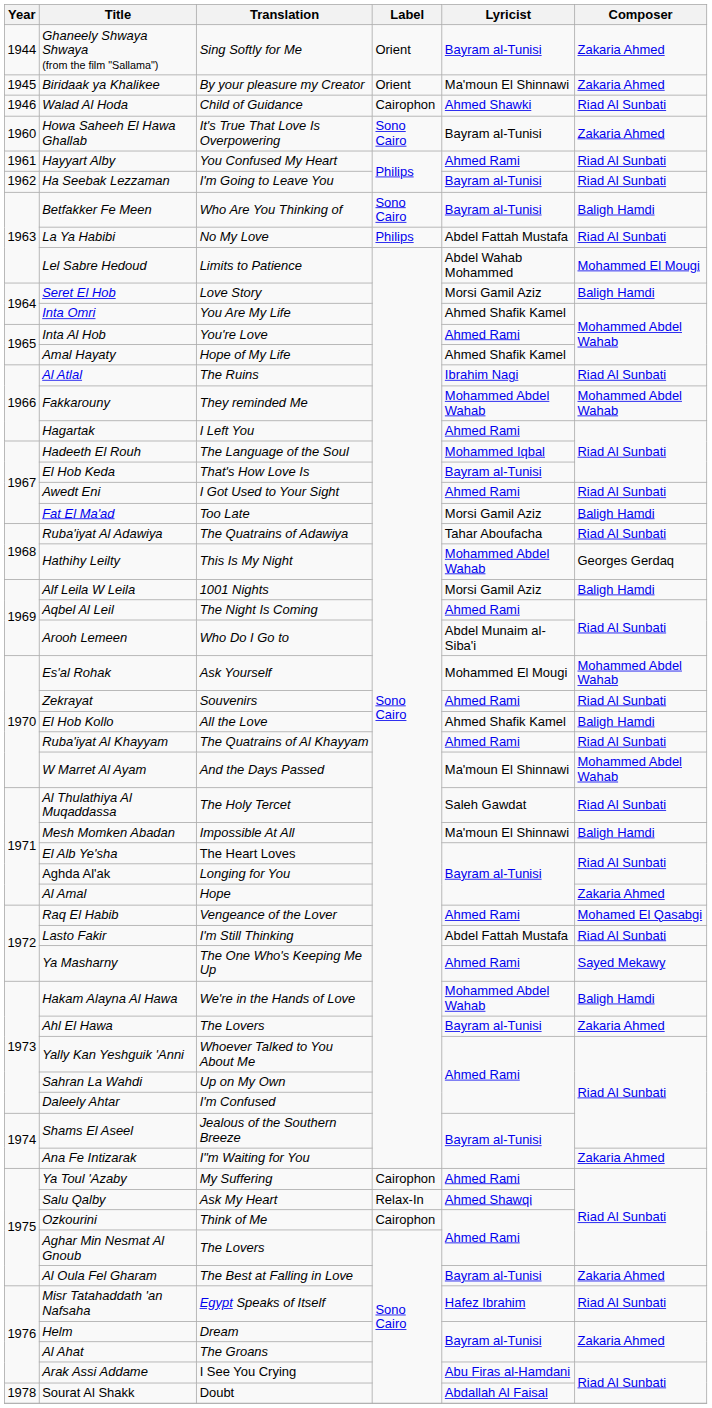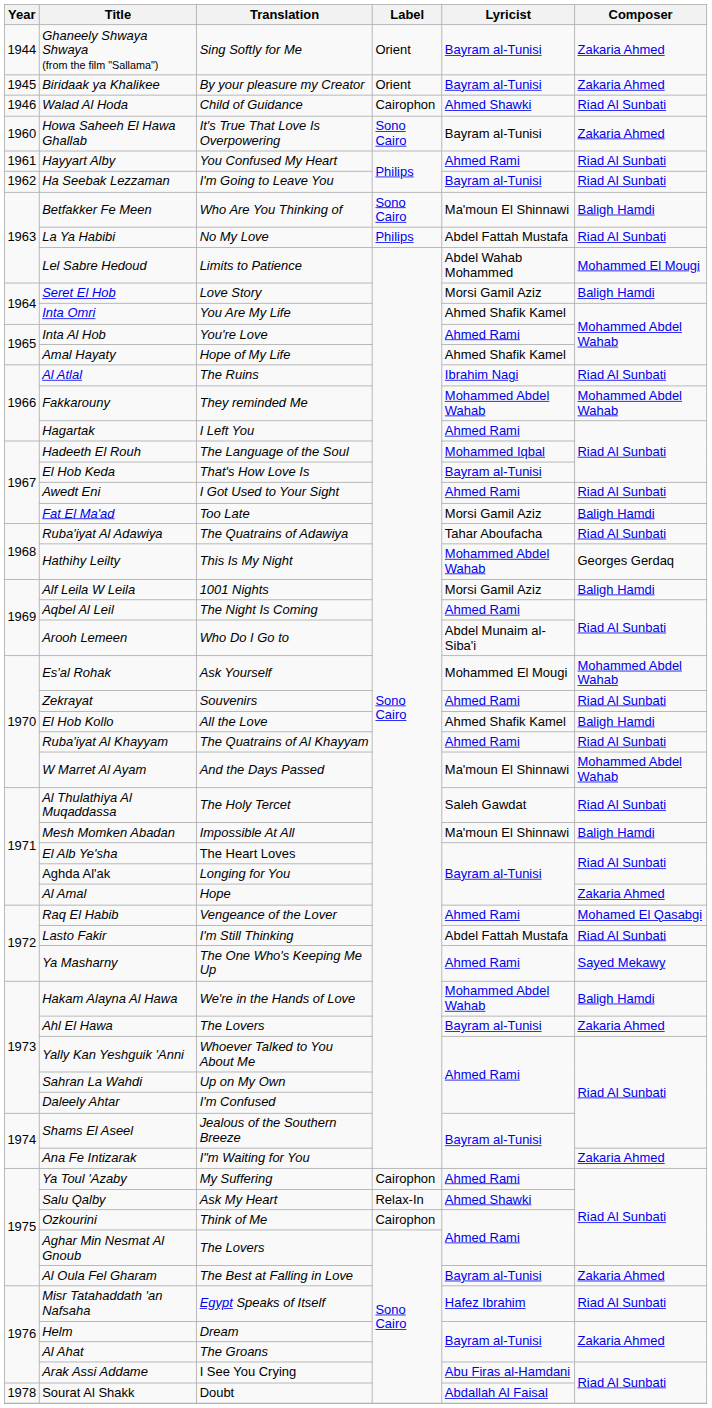(507, 85) Ma'moun El Shinnawi -> (493, 85) Bayram al-Tunisi
(493, 209) Bayram al-Tunisi -> (507, 209) Ma'moun El Shinnawi
(488, 1199) Ahmed Shawqi -> (488, 1199) Ahmed Shawki
